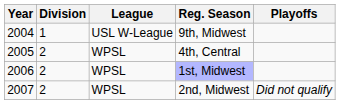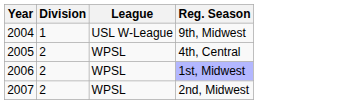- column: (294, 14)
